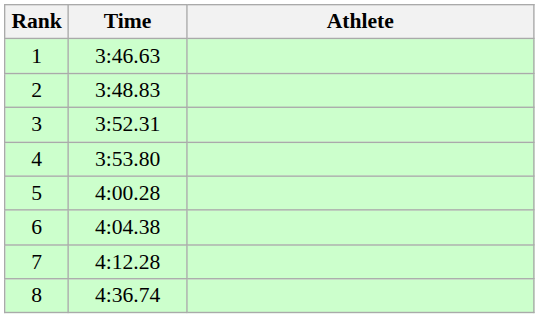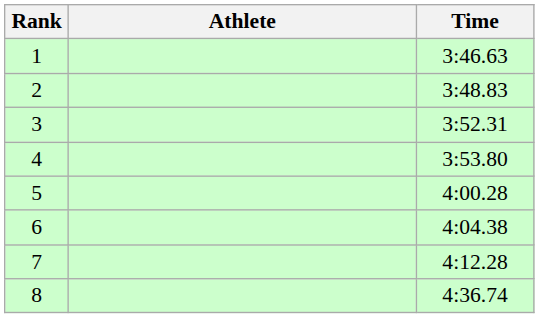columns swapped: (360, 21) <-> (128, 21)
